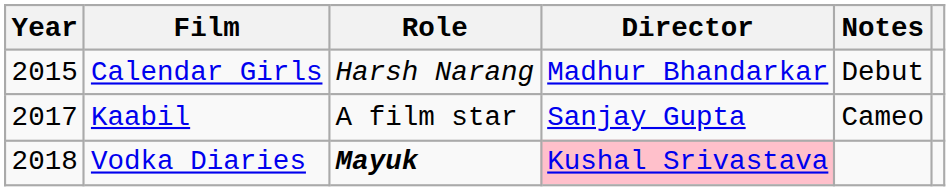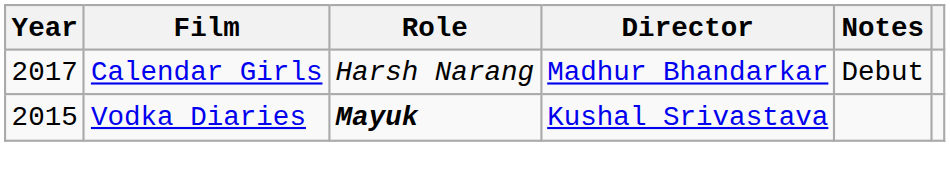(45, 72) 2015 -> (45, 72) 2017
- row: (141, 117)
(45, 162) 2018 -> (45, 117) 2015
(688, 162) pink background -> (688, 117) no background
